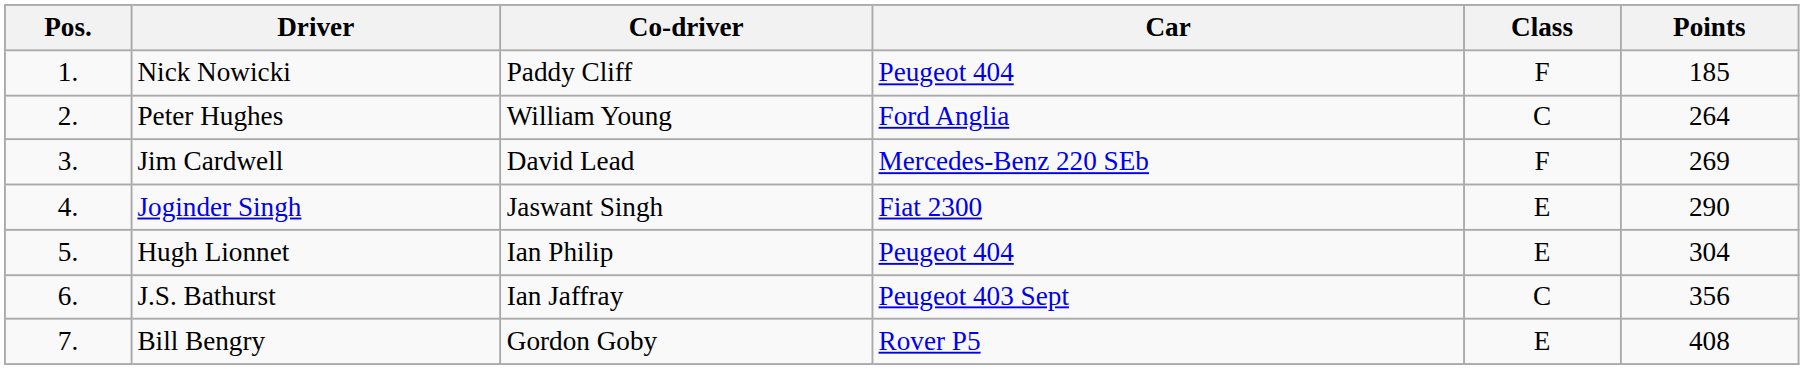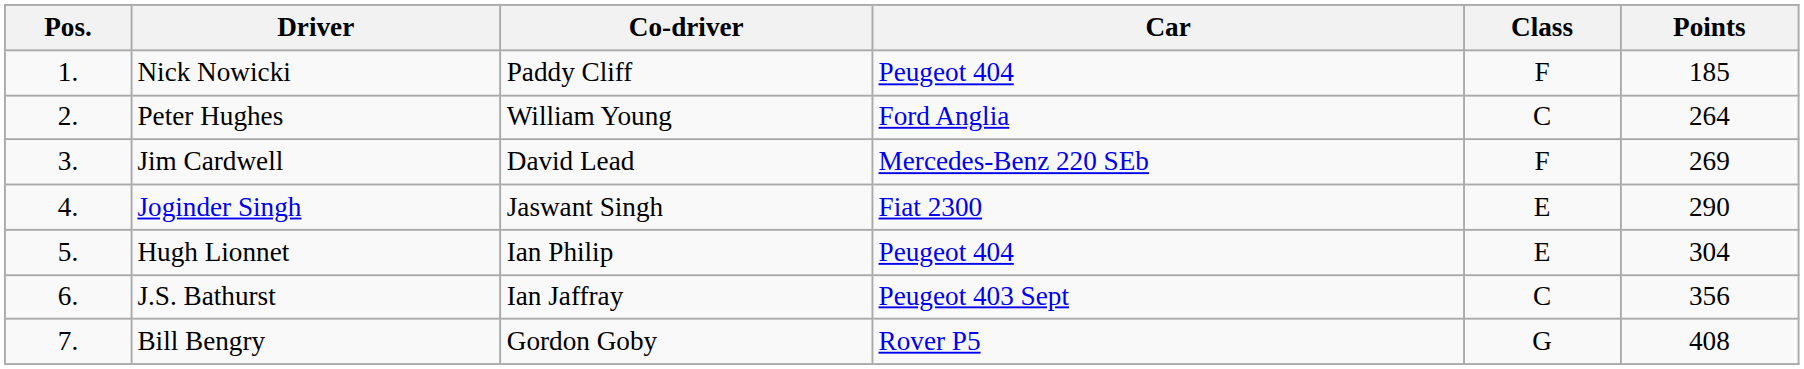(1542, 341) E -> (1542, 341) G
